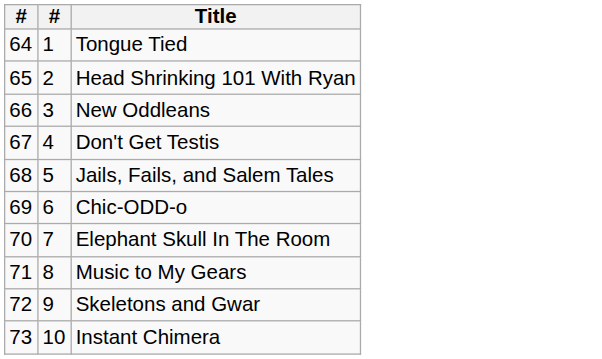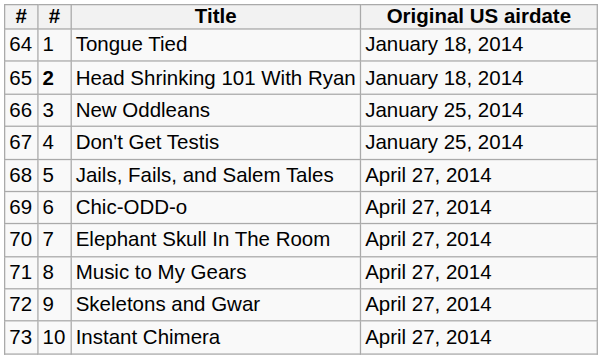+ column: (479, 16)
(48, 77) normal -> (48, 77) bold
